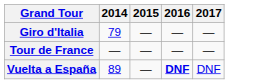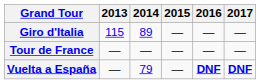+ column: (115, 13)
(115, 32) 79 -> (146, 32) 89
(115, 69) 89 -> (146, 69) 79
(209, 69) normal -> (240, 69) bold
